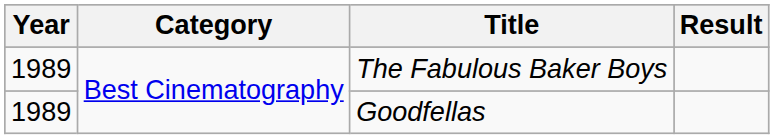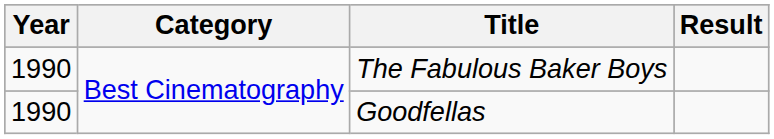(41, 68) 1989 -> (41, 68) 1990
(41, 111) 1989 -> (41, 111) 1990
